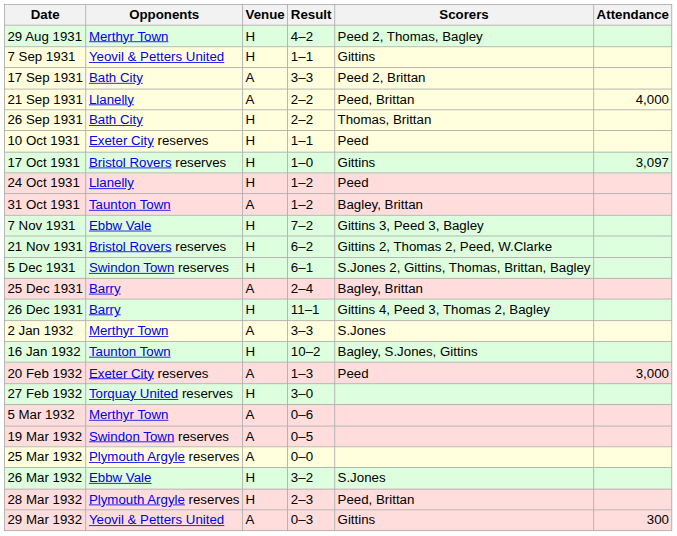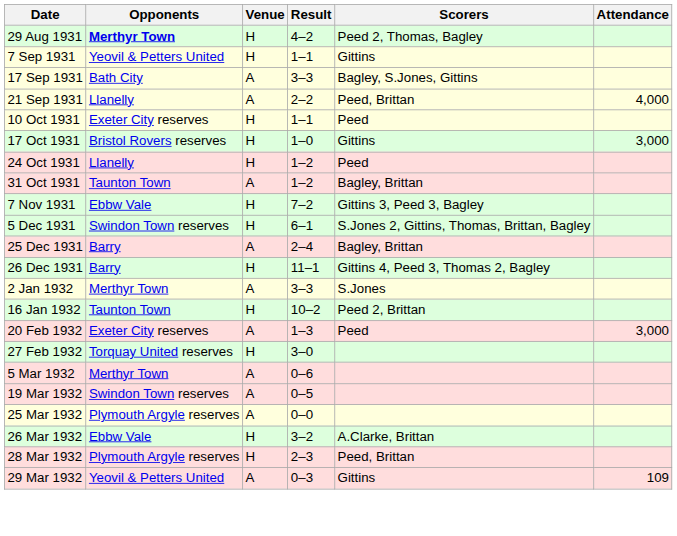(129, 36) normal -> (132, 36) bold
(381, 78) Peed 2, Brittan -> (408, 78) Bagley, S.Jones, Gittins
- row: (45, 120)
(652, 162) 3,097 -> (652, 141) 3,000
- row: (45, 246)
(408, 352) Bagley, S.Jones, Gittins -> (381, 309) Peed 2, Brittan
(362, 478) S.Jones -> (386, 436) A.Clarke, Brittan
(658, 520) 300 -> (658, 478) 109
